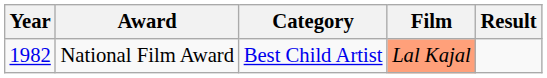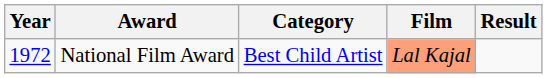(30, 55) 1982 -> (30, 55) 1972
